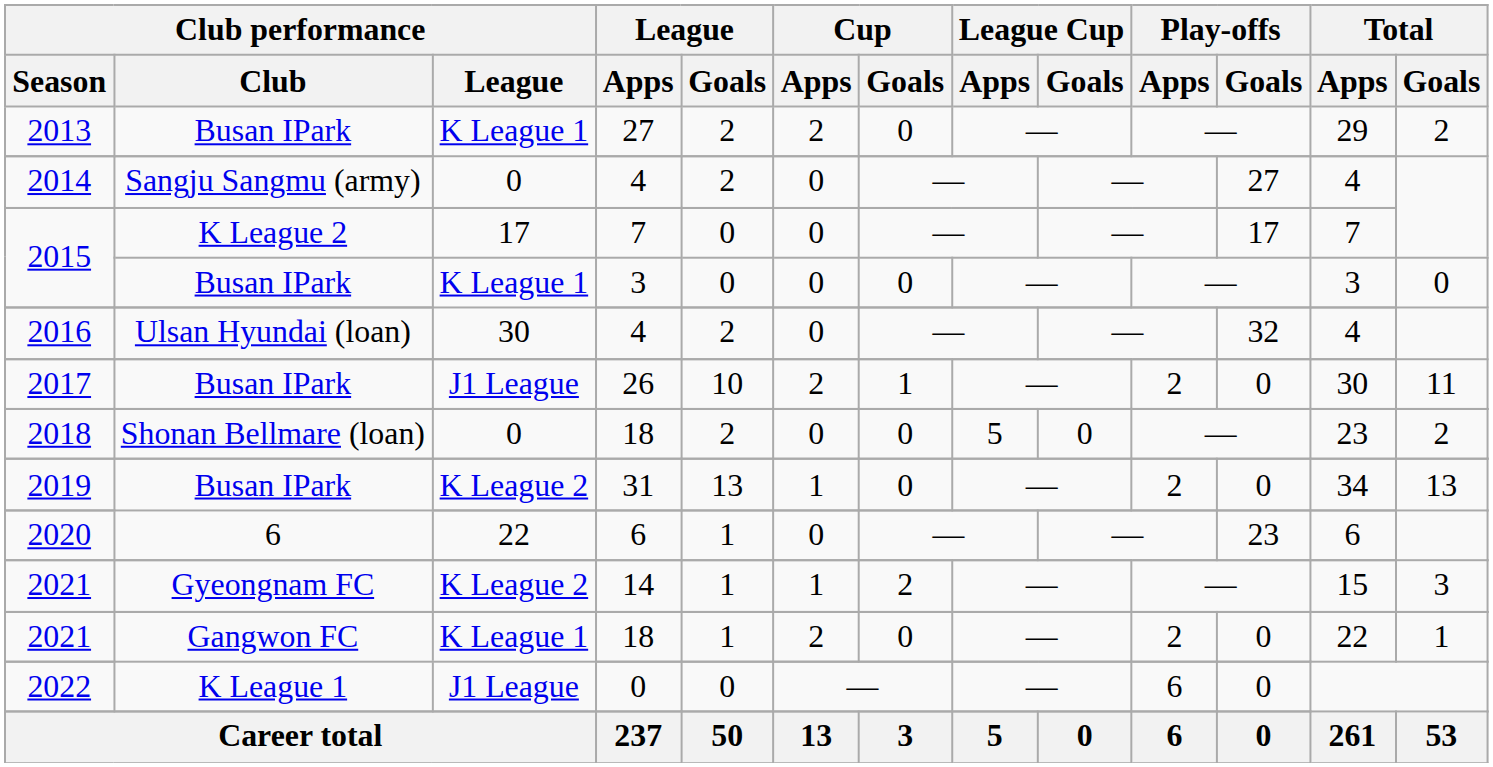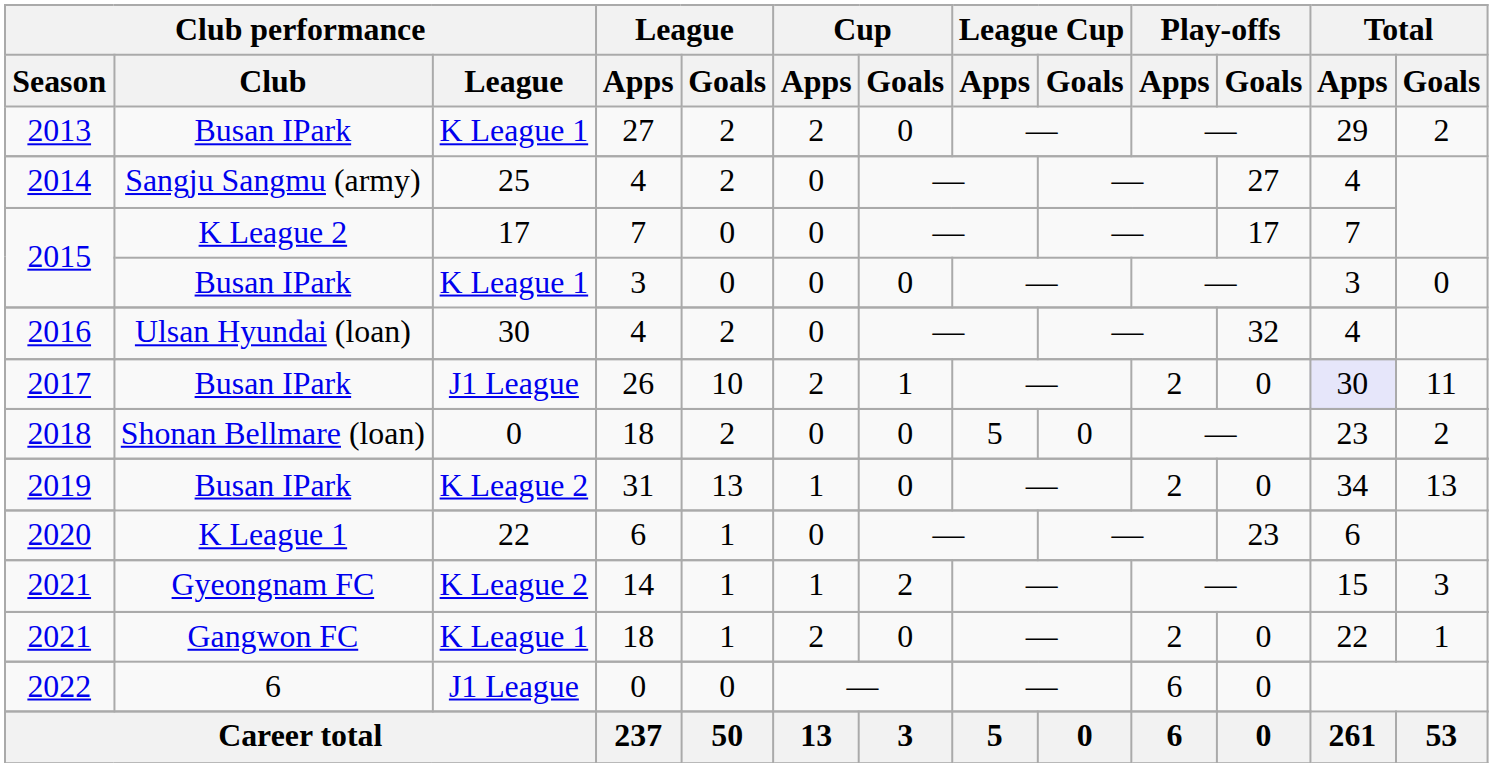(514, 181) 0 -> (514, 181) 25
(1352, 383) no background -> (1352, 383) lavender background
(273, 534) 6 -> (273, 534) K League 1
(273, 686) K League 1 -> (273, 686) 6
